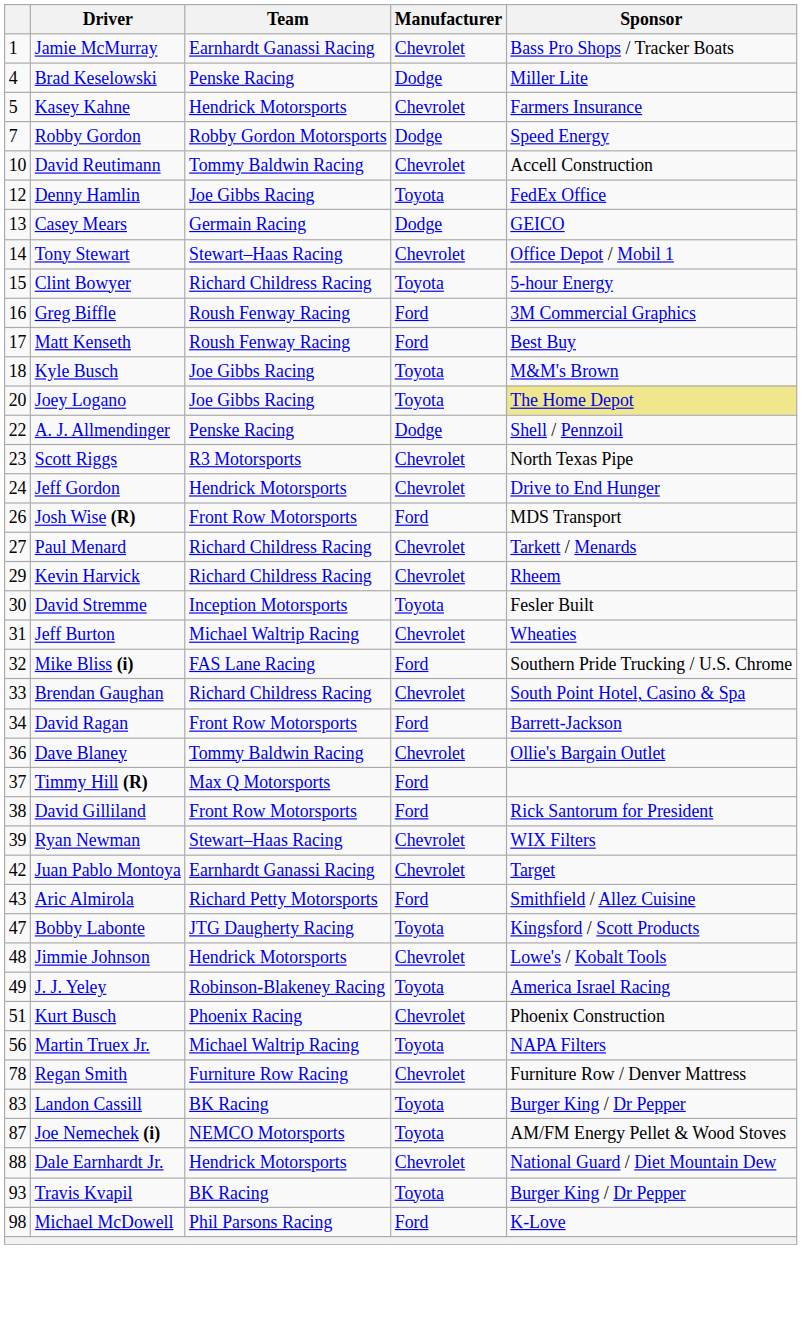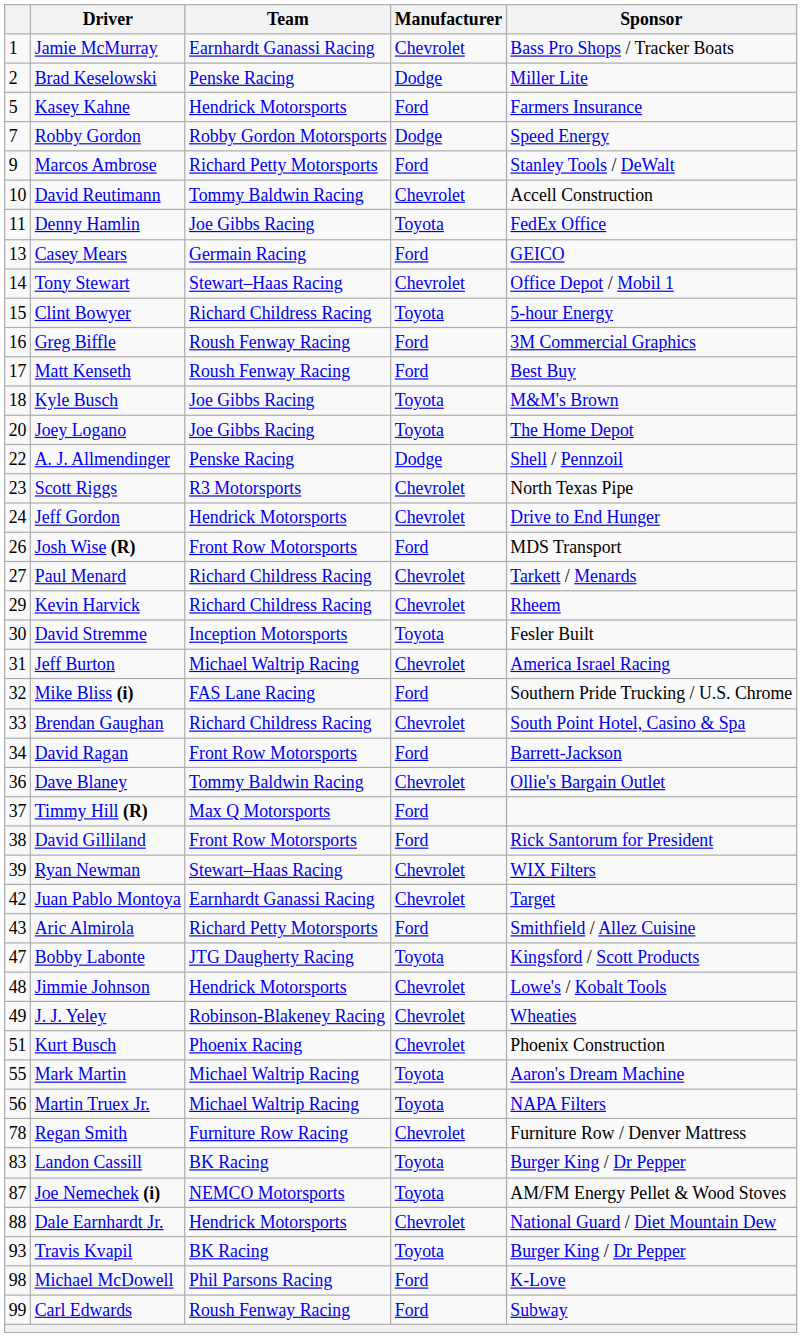(13, 77) 4 -> (13, 77) 2
(430, 107) Chevrolet -> (412, 107) Ford
+ row: (96, 165)
(18, 195) 12 -> (17, 224) 11
(419, 224) Dodge -> (412, 253) Ford
(572, 400) khaki background -> (572, 429) no background
(543, 635) Wheaties -> (590, 664) America Israel Racing
(419, 987) Toyota -> (430, 1016) Chevrolet
(590, 987) America Israel Racing -> (543, 1016) Wheaties
+ row: (80, 1074)
+ row: (83, 1309)
